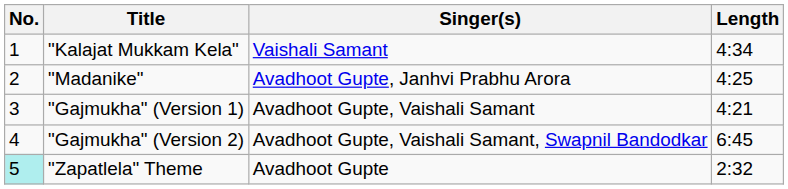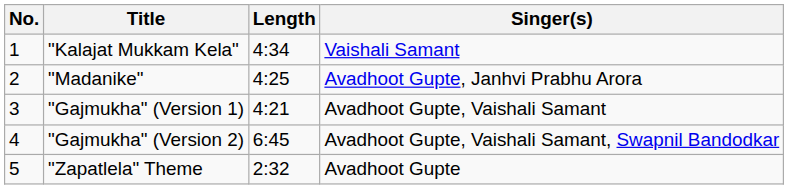columns swapped: (480, 19) <-> (748, 19)
(14, 169) paleturquoise background -> (14, 169) no background
